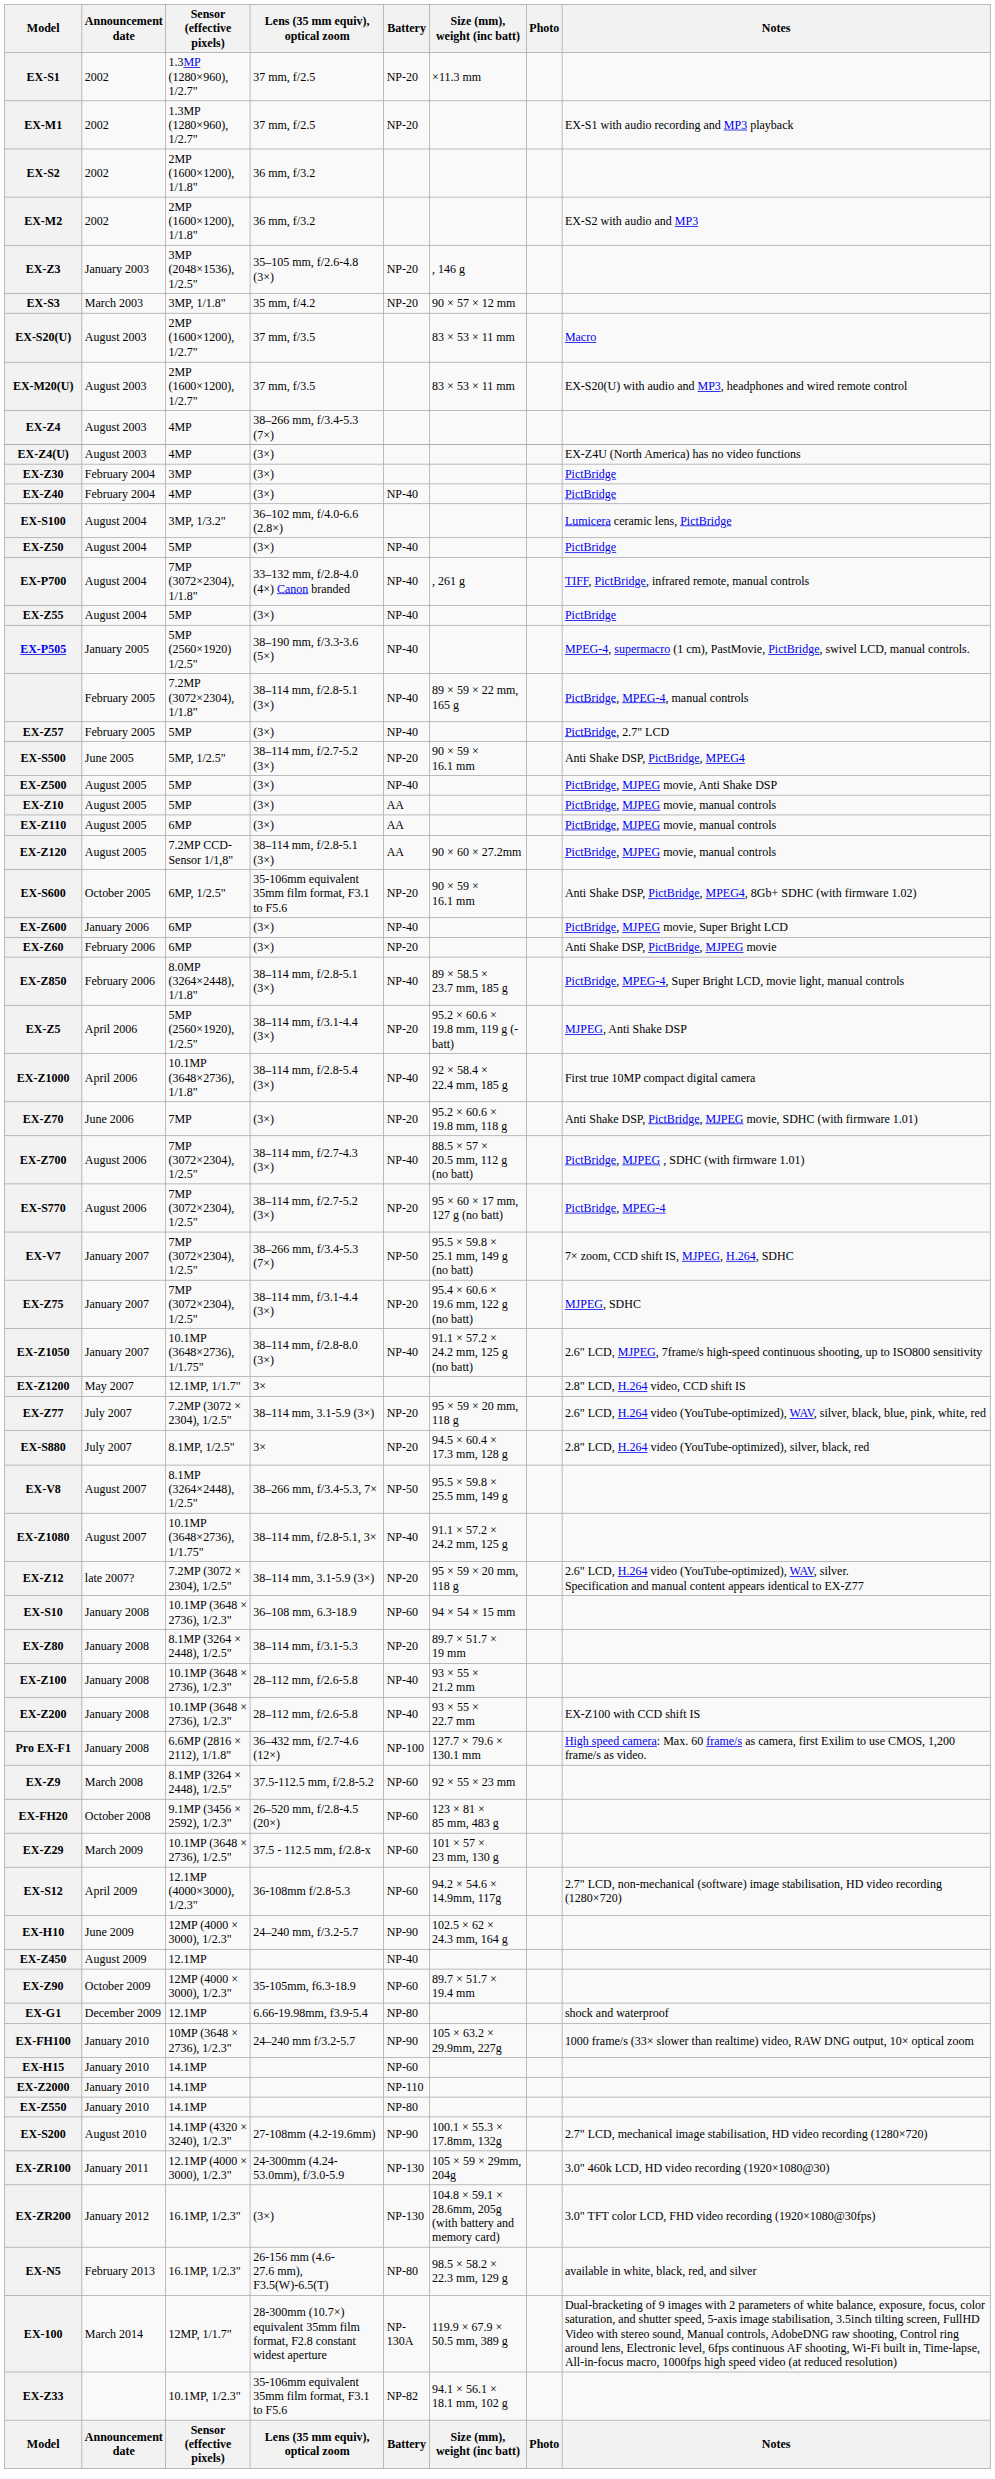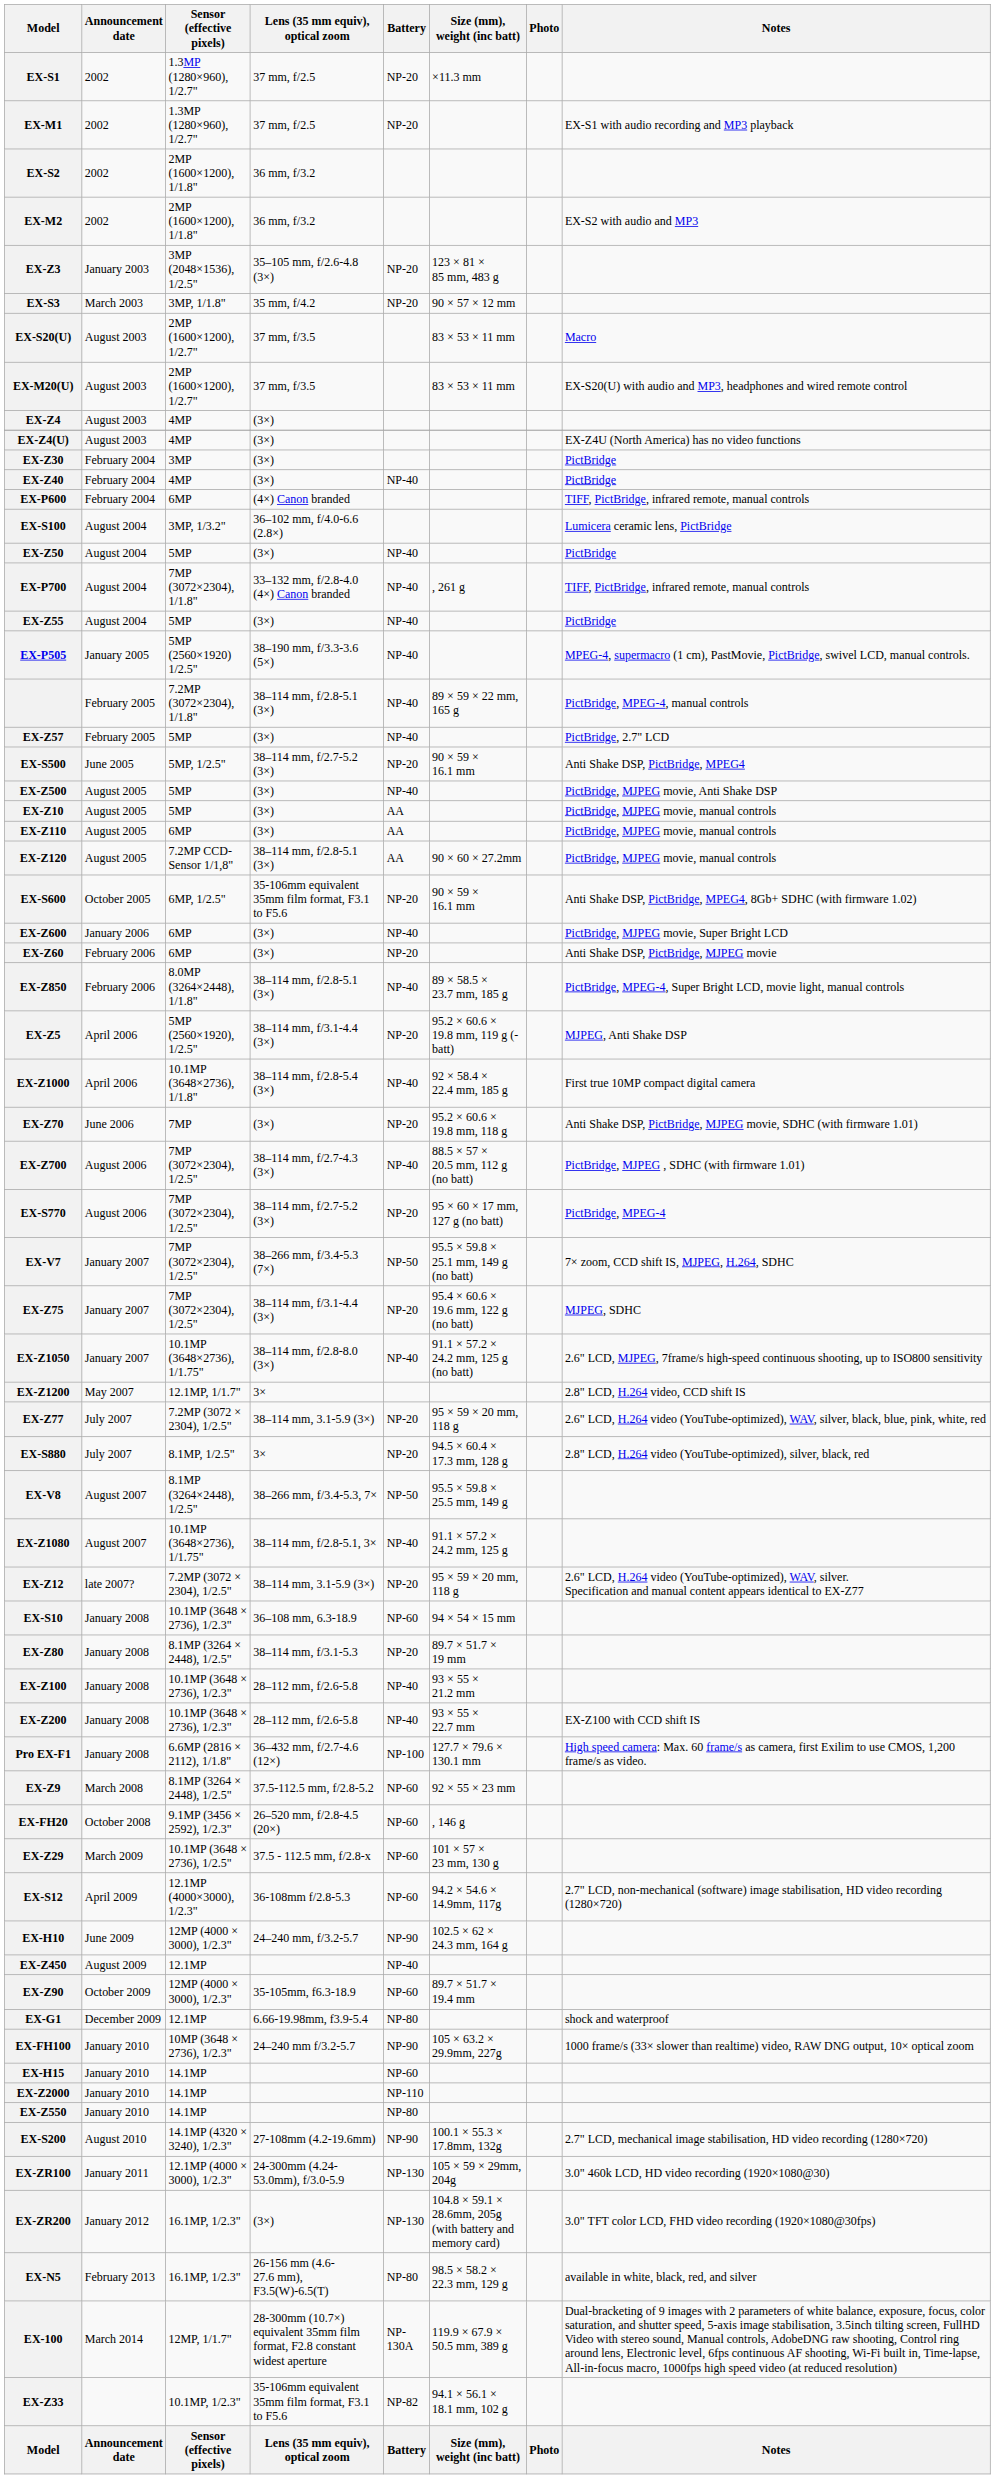(449, 270) , 146 g -> (465, 270) 123 × 81 × 85 mm, 483 g
(306, 427) 38–266 mm, f/3.4-5.3 (7×) -> (264, 420) (3×)
+ row: (43, 499)
(465, 1816) 123 × 81 × 85 mm, 483 g -> (449, 1822) , 146 g
